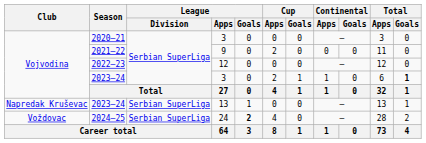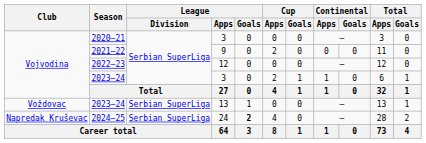(407, 78) bold -> (407, 78) normal
(47, 104) Napredak Kruševac -> (47, 104) Voždovac
(47, 118) Voždovac -> (47, 118) Napredak Kruševac
